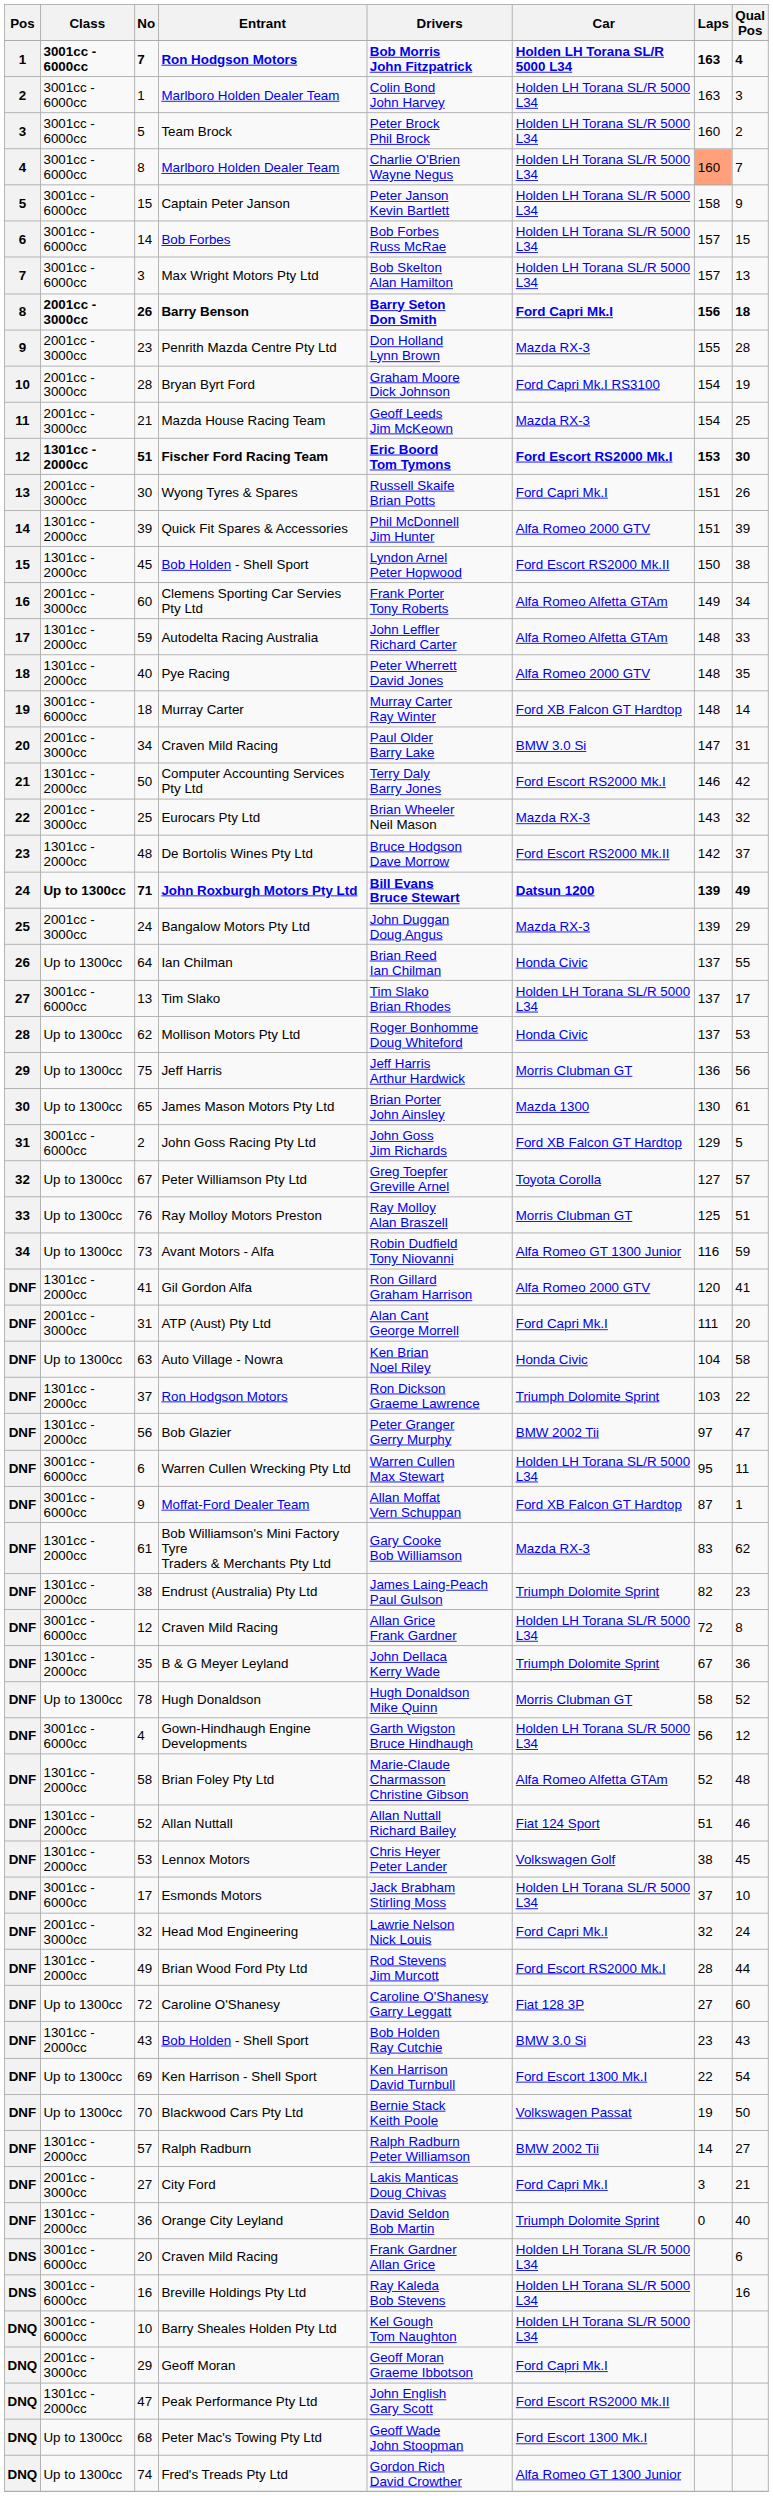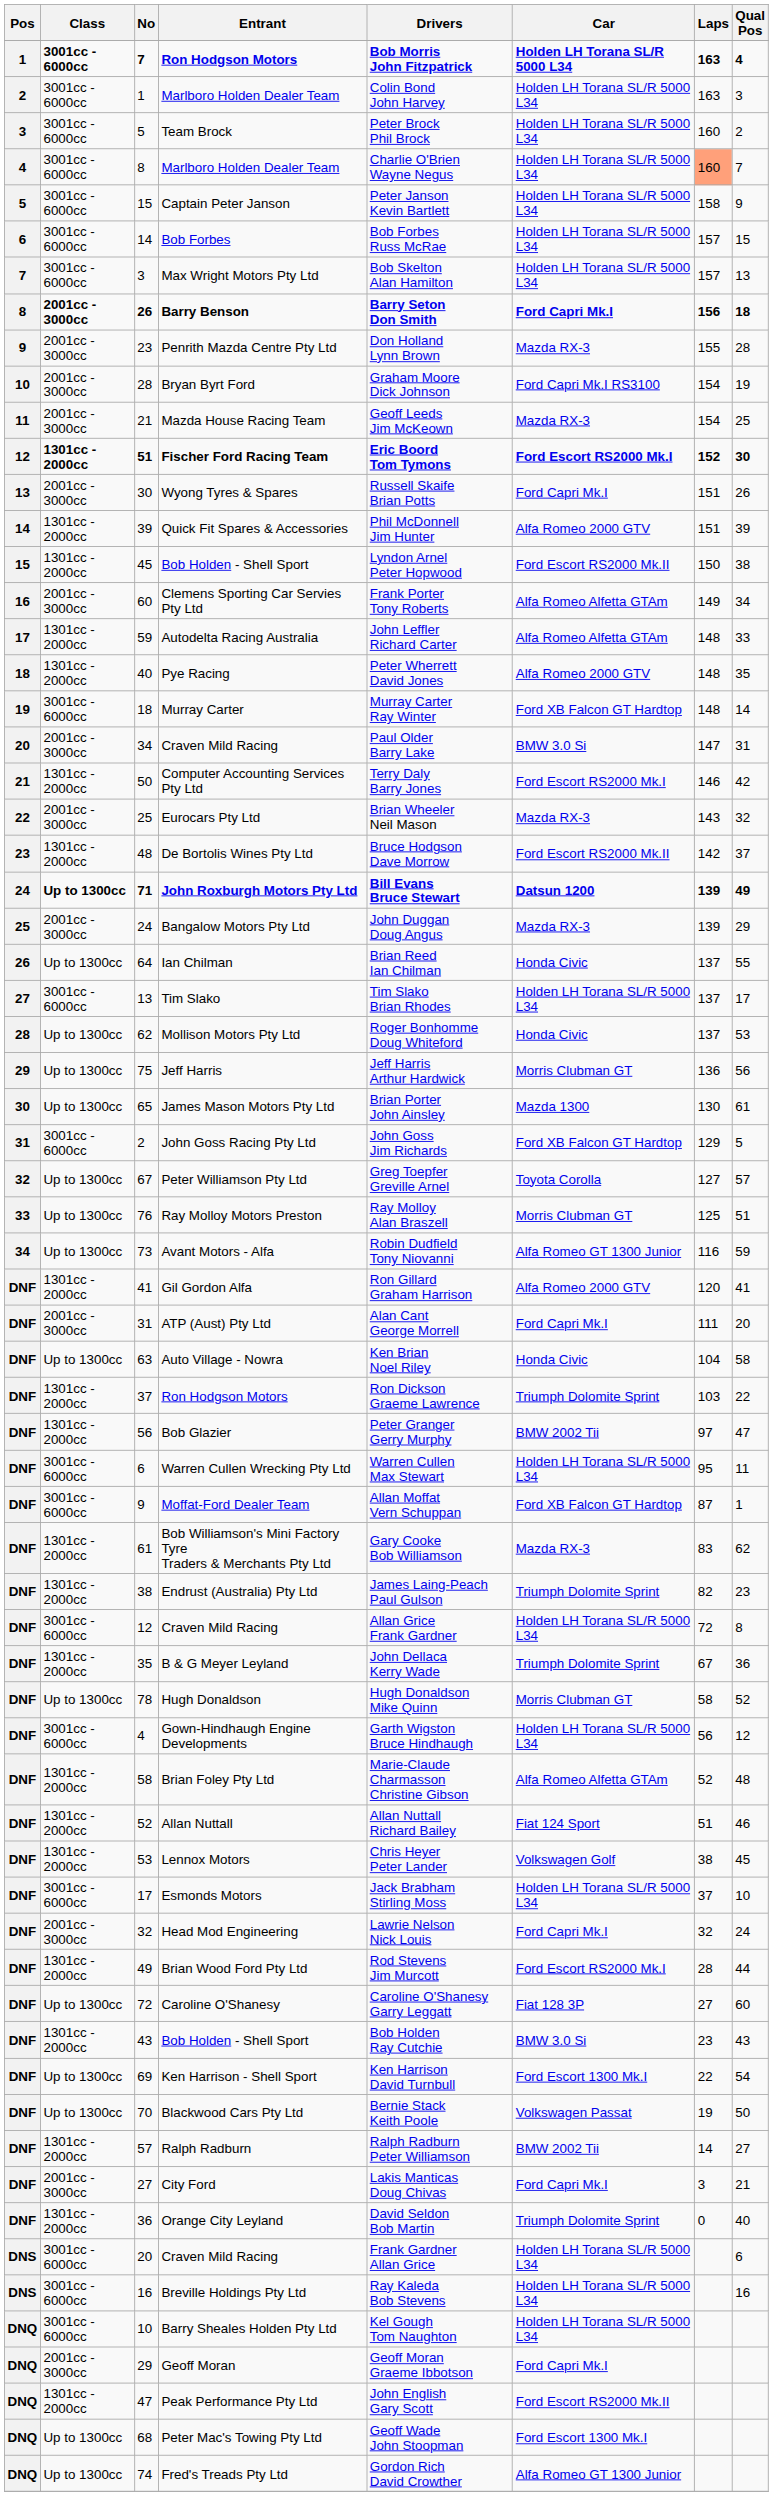(709, 456) 153 -> (709, 456) 152
